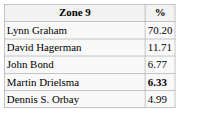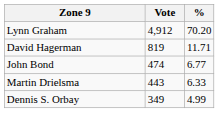+ column: (165, 13)
(157, 82) bold -> (196, 82) normal
